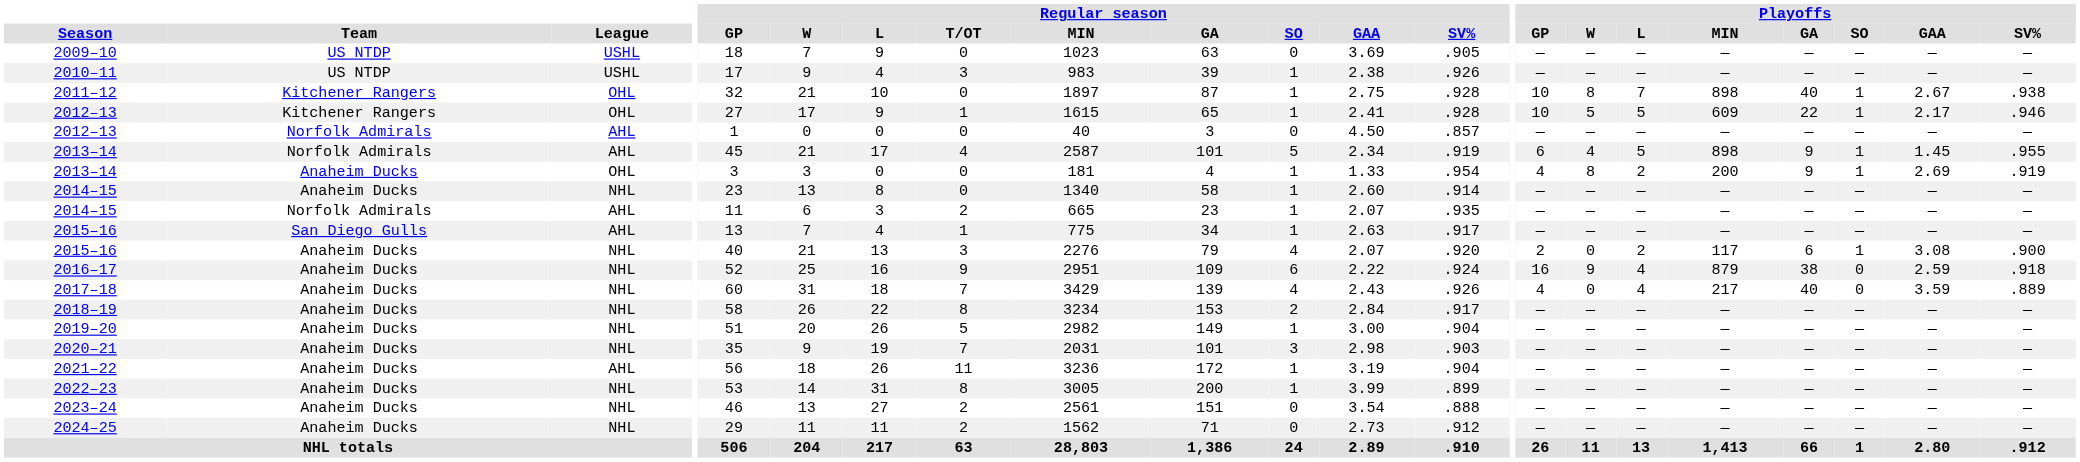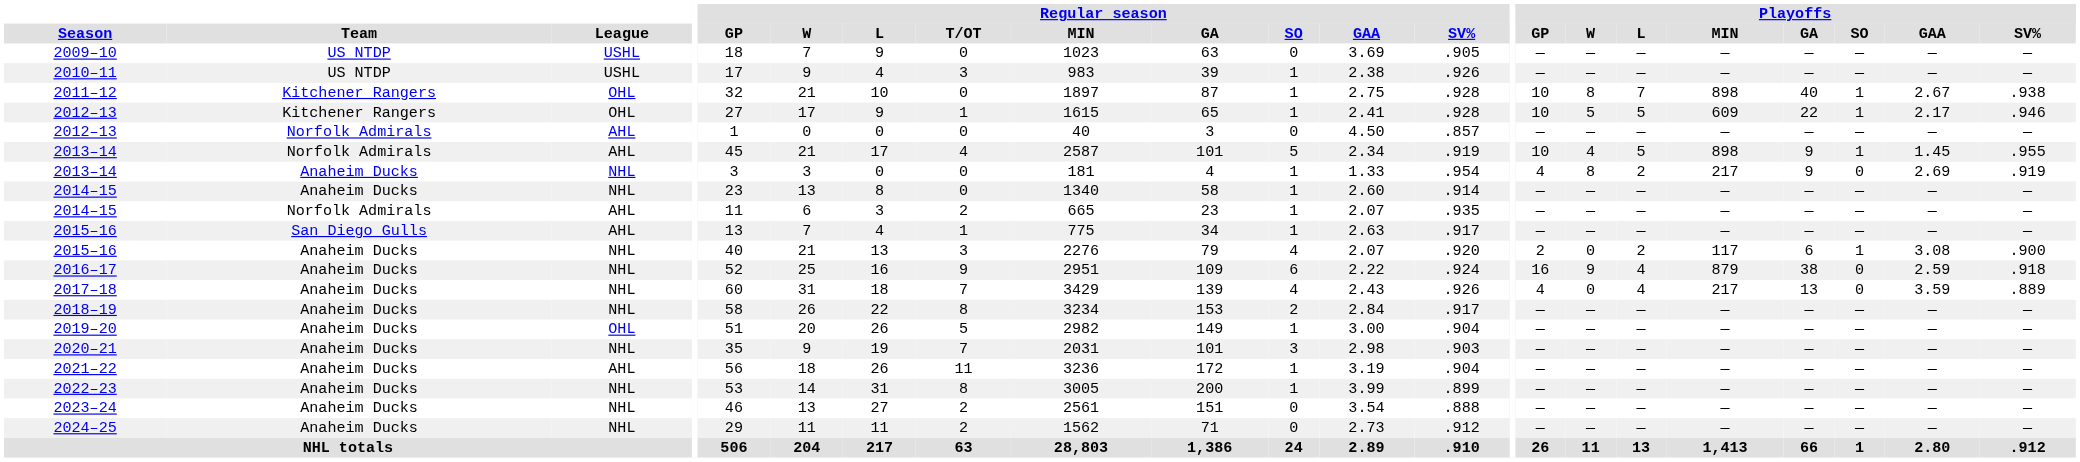(1540, 152) 6 -> (1540, 152) 10
(622, 172) OHL -> (622, 172) NHL
(1725, 172) 200 -> (1725, 172) 217
(1859, 172) 1 -> (1859, 172) 0
(1809, 290) 40 -> (1809, 290) 13
(622, 329) NHL -> (622, 329) OHL
